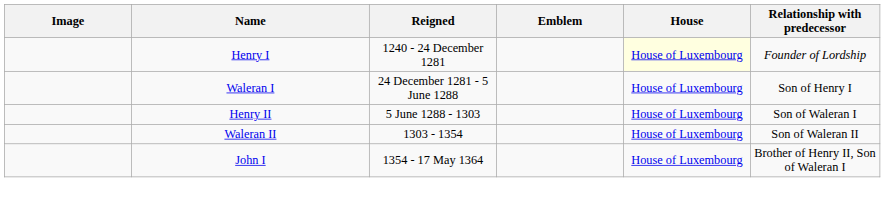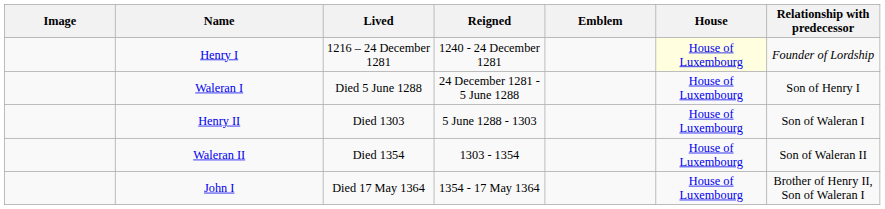+ column: (379, 21)
